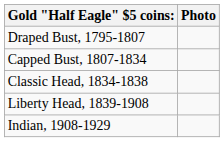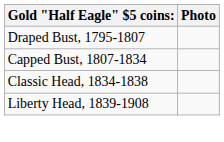- row: (59, 125)
